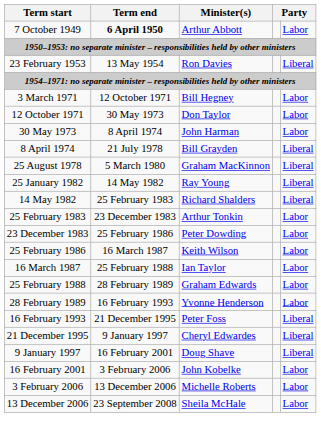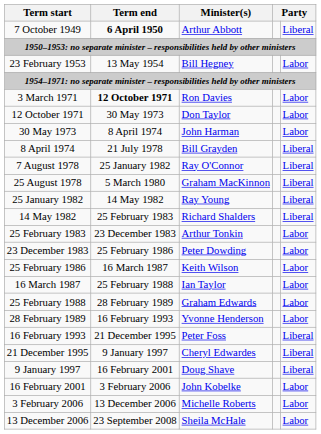(295, 30) Labor -> (298, 30) Liberal
(207, 64) Ron Davies -> (208, 64) Bill Hegney
(298, 64) Liberal -> (295, 64) Labor
(135, 98) normal -> (135, 98) bold
(208, 98) Bill Hegney -> (207, 98) Ron Davies
+ row: (48, 166)
